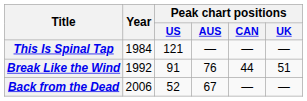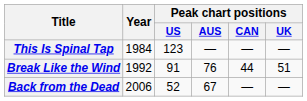(173, 49) 121 -> (173, 49) 123
